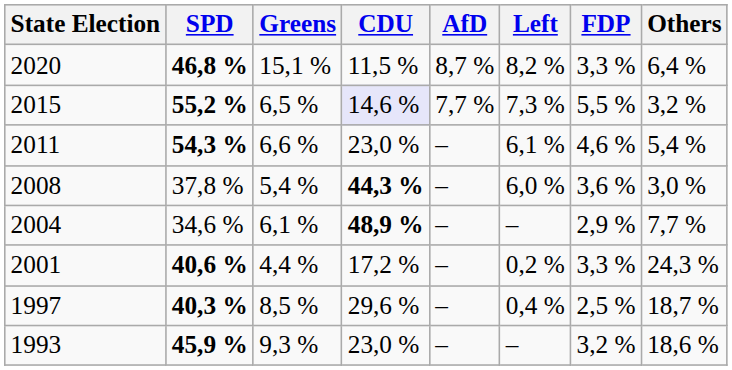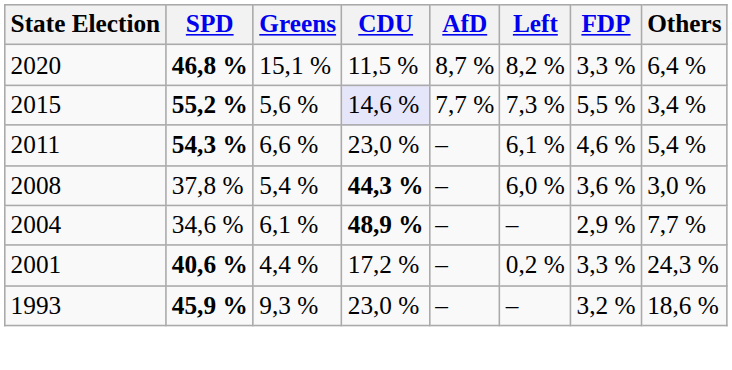(289, 104) 6,5 % -> (289, 104) 5,6 %
(677, 104) 3,2 % -> (677, 104) 3,4 %
- row: (36, 305)
